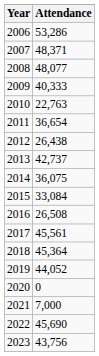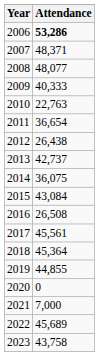(51, 31) normal -> (51, 31) bold
(51, 196) 33,084 -> (51, 196) 43,084
(51, 269) 44,052 -> (51, 269) 44,855
(51, 324) 45,690 -> (51, 324) 45,689
(51, 342) 43,756 -> (51, 342) 43,758
